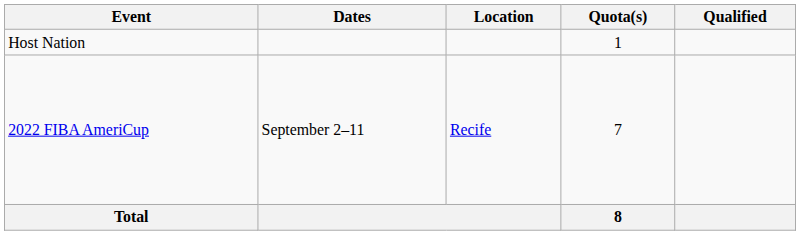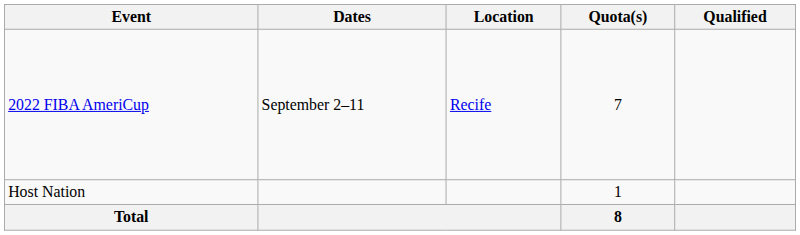rows swapped: (47, 42) <-> (79, 129)
